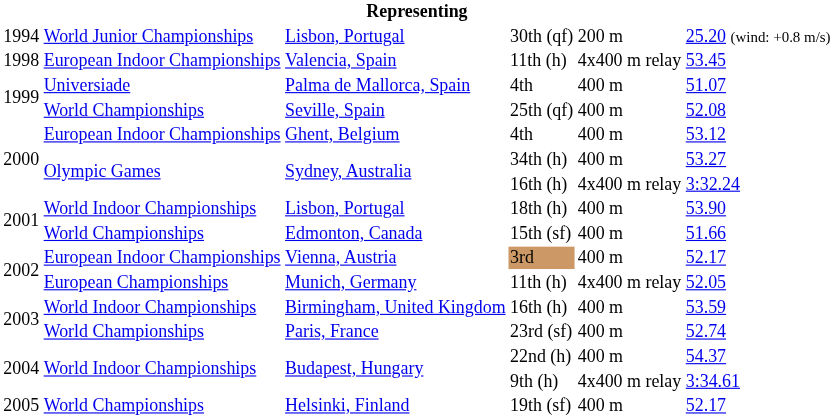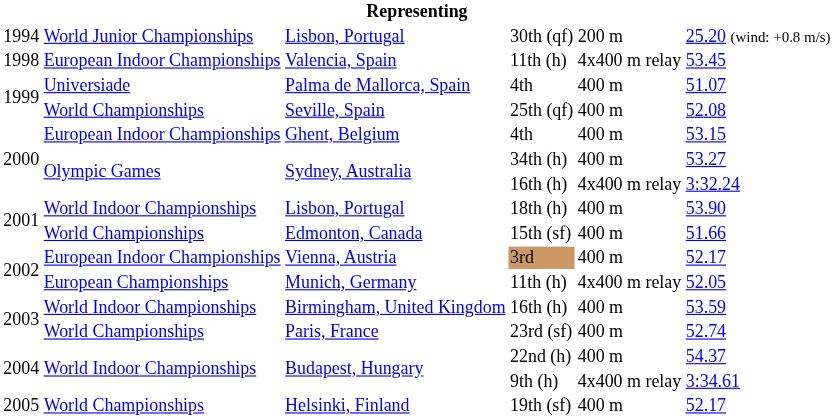(706, 134) 53.12 -> (706, 134) 53.15
